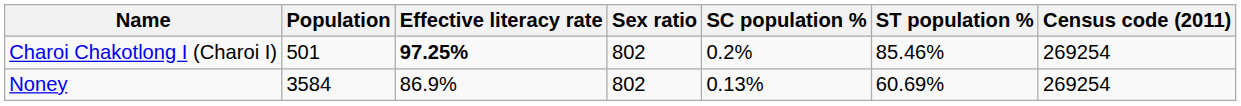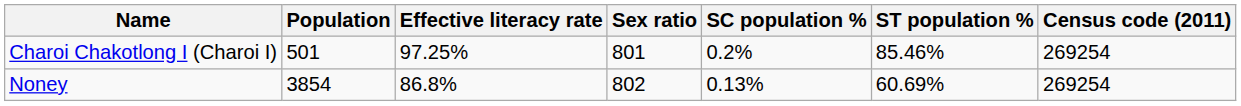(434, 52) bold -> (434, 52) normal
(629, 52) 802 -> (629, 52) 801
(309, 84) 3584 -> (309, 84) 3854
(428, 84) 86.9% -> (428, 84) 86.8%
